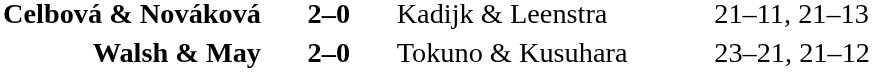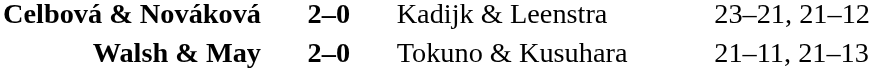(792, 13) 21–11, 21–13 -> (792, 13) 23–21, 21–12
(792, 52) 23–21, 21–12 -> (792, 52) 21–11, 21–13
